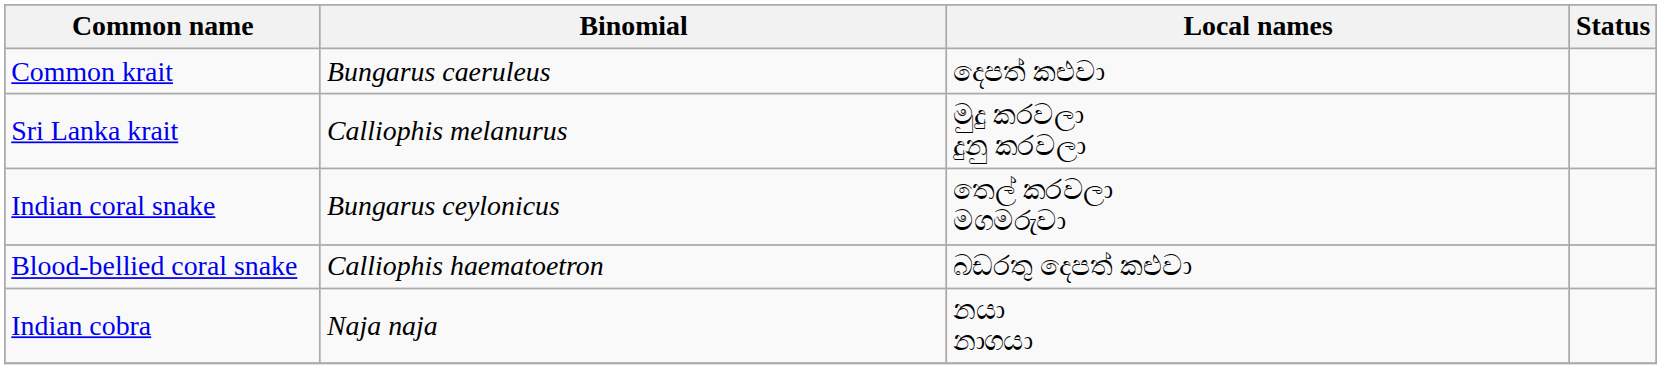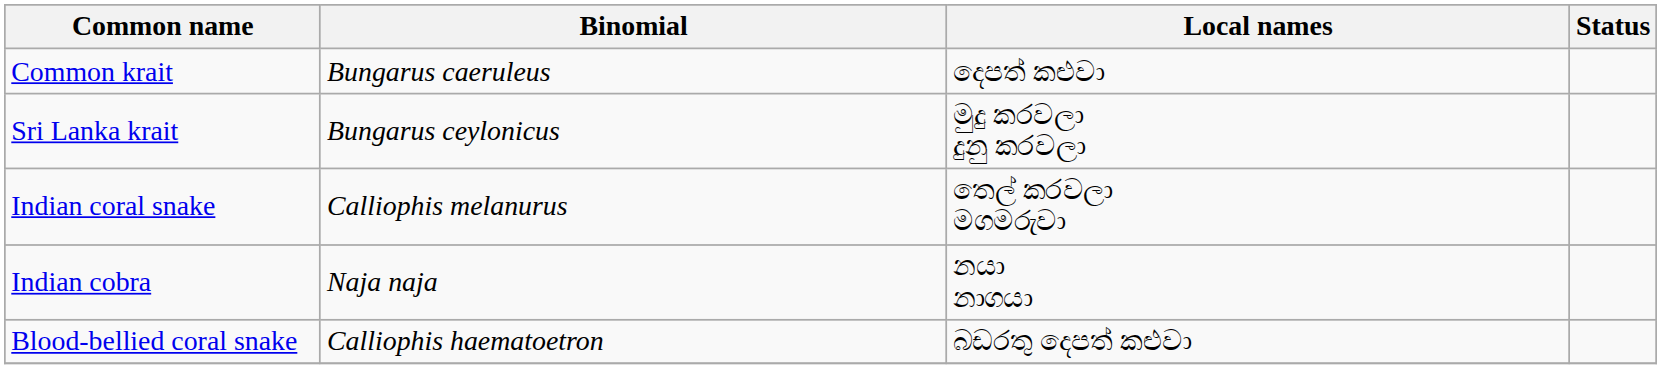(447, 130) Calliophis melanurus -> (443, 130) Bungarus ceylonicus
(443, 206) Bungarus ceylonicus -> (447, 206) Calliophis melanurus
rows swapped: (154, 265) <-> (81, 325)
